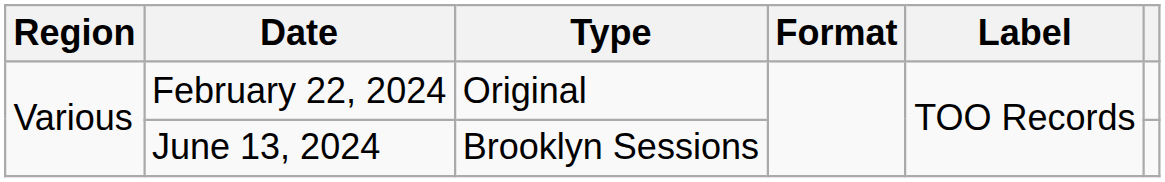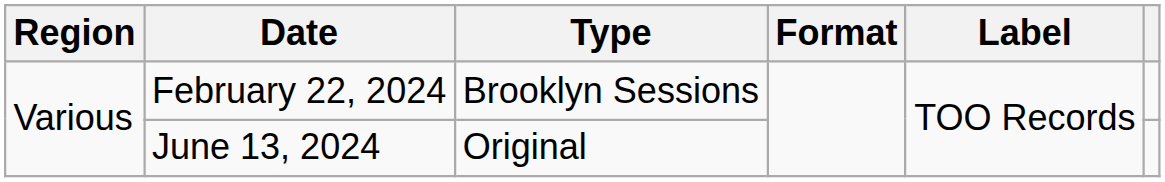(525, 90) Original -> (611, 90) Brooklyn Sessions
(611, 147) Brooklyn Sessions -> (525, 147) Original
